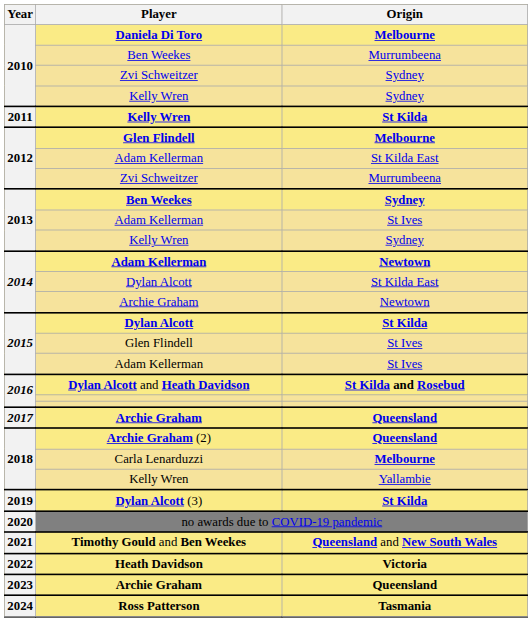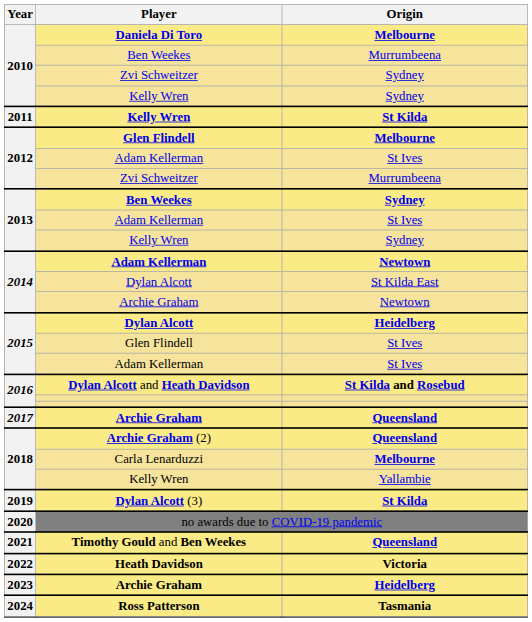(405, 158) St Kilda East -> (405, 158) St Ives
(405, 323) St Kilda -> (405, 323) Heidelberg
(405, 542) Queensland and New South Wales -> (405, 542) Queensland
(405, 584) Queensland -> (405, 584) Heidelberg
